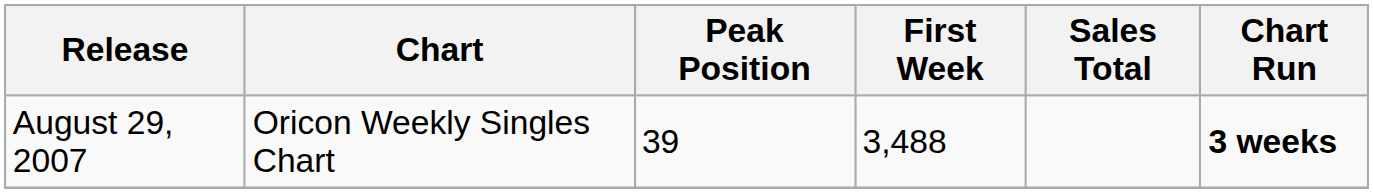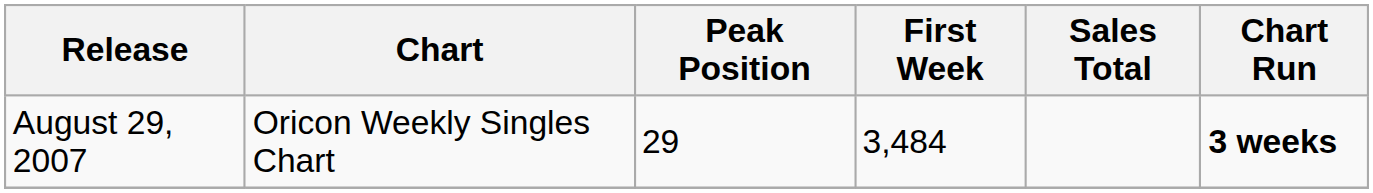(661, 141) 39 -> (661, 141) 29
(905, 141) 3,488 -> (905, 141) 3,484
